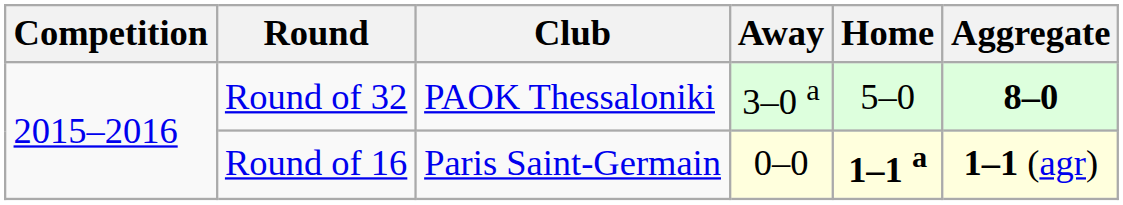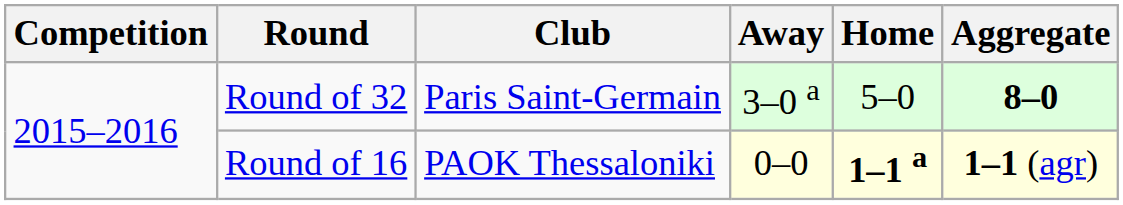(570, 96) PAOK Thessaloniki -> (573, 96) Paris Saint-Germain
(573, 163) Paris Saint-Germain -> (570, 163) PAOK Thessaloniki
